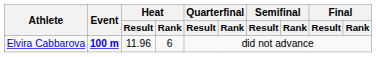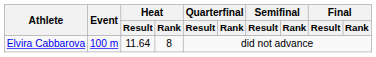(104, 44) bold -> (104, 44) normal
(138, 44) 11.96 -> (138, 44) 11.64
(170, 44) 6 -> (169, 44) 8
